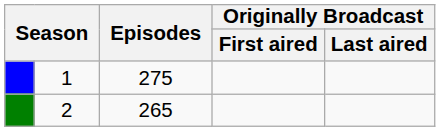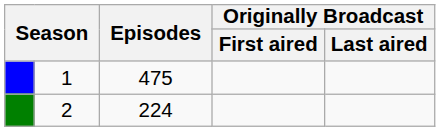(156, 77) 275 -> (156, 77) 475
(156, 110) 265 -> (156, 110) 224
